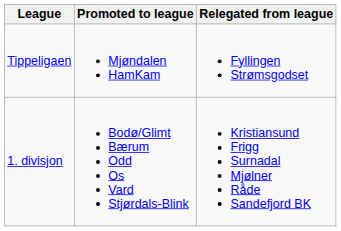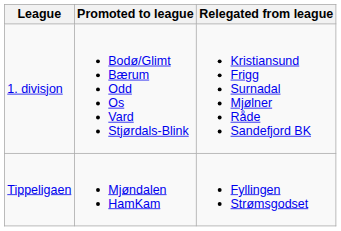rows swapped: (39, 60) <-> (35, 161)
